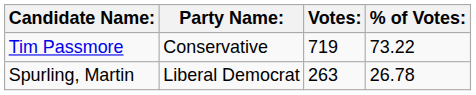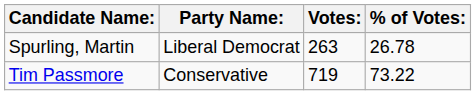rows swapped: (66, 47) <-> (71, 75)
